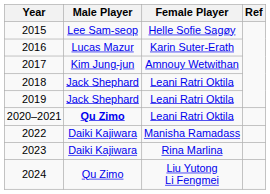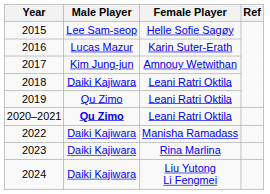(103, 82) Jack Shephard -> (102, 82) Daiki Kajiwara
(103, 99) Jack Shephard -> (102, 99) Qu Zimo
(103, 174) Qu Zimo -> (102, 174) Daiki Kajiwara
